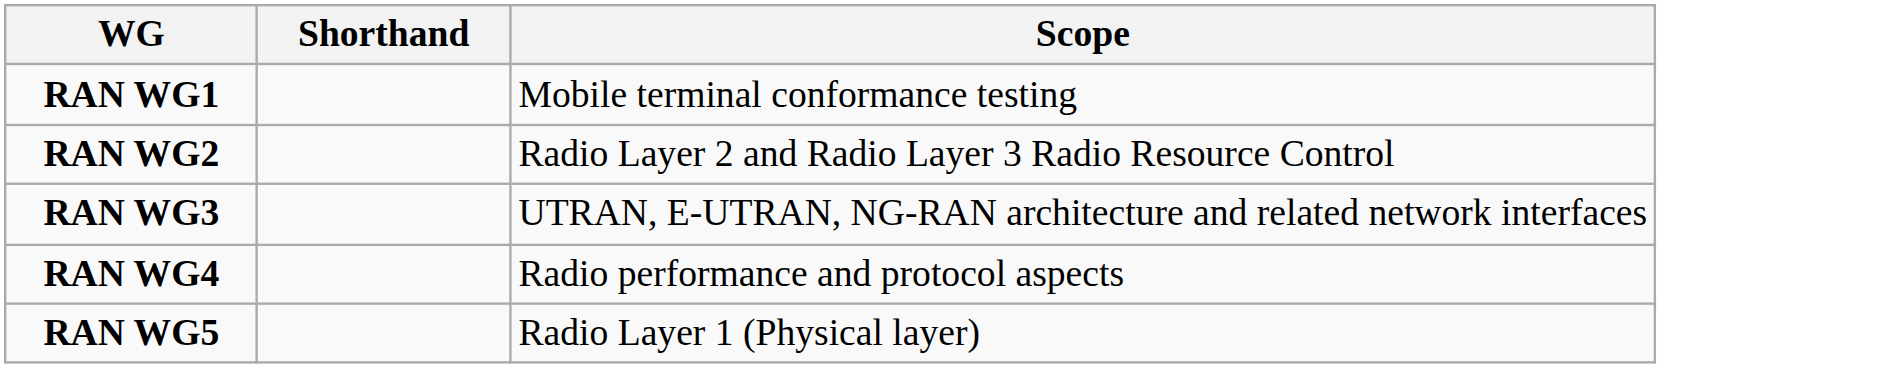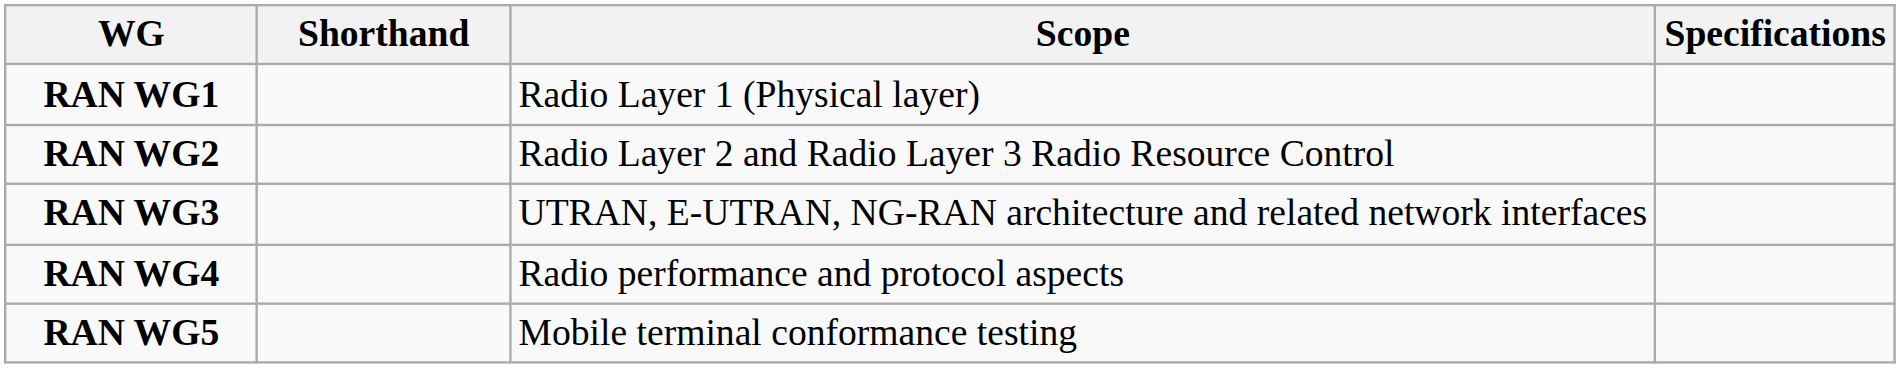+ column: (1775, 34)
(798, 93) Mobile terminal conformance testing -> (749, 93) Radio Layer 1 (Physical layer)
(749, 332) Radio Layer 1 (Physical layer) -> (798, 332) Mobile terminal conformance testing
